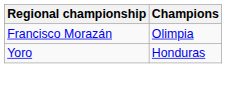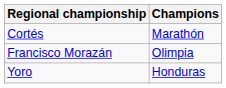+ row: (25, 33)
